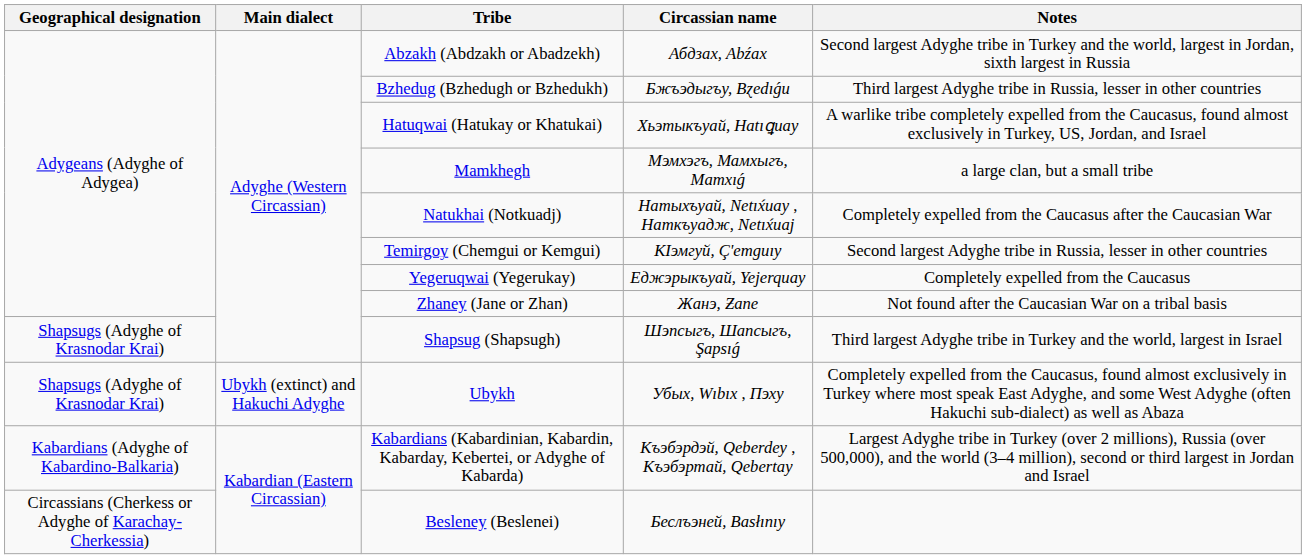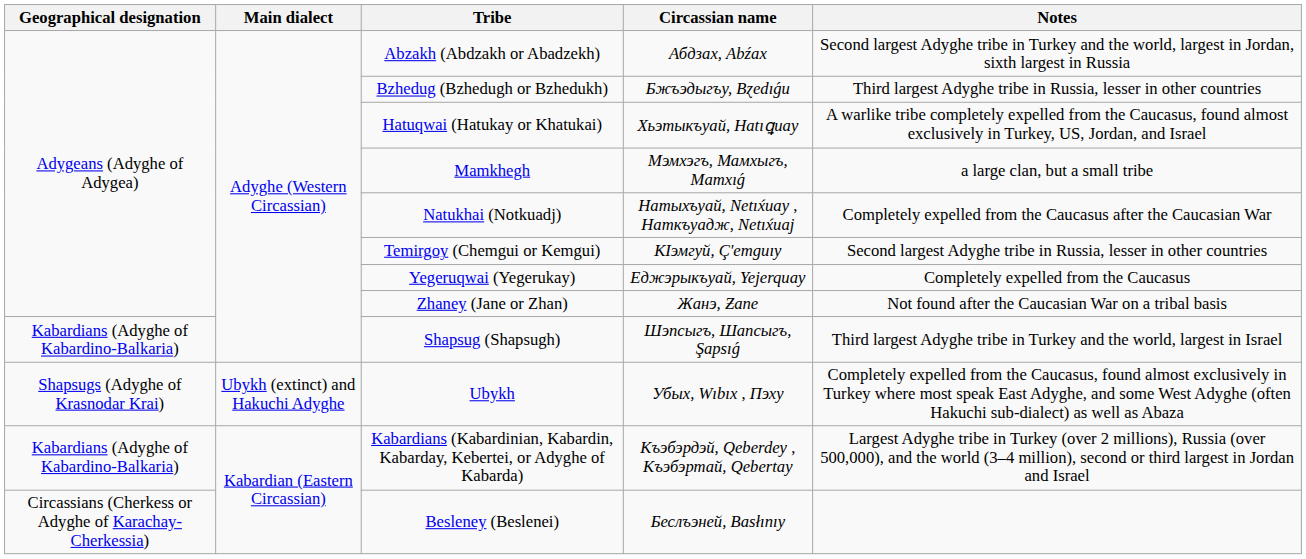(110, 339) Shapsugs (Adyghe of Krasnodar Krai) -> (110, 339) Kabardians (Adyghe of Kabardino-Balkaria)
